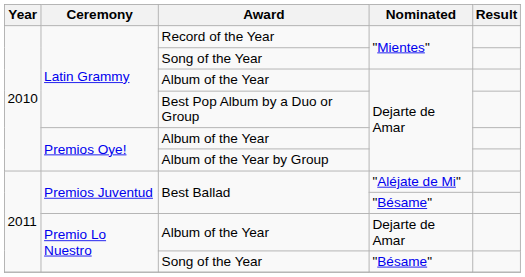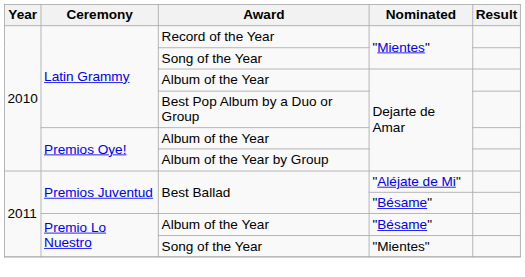(404, 232) Dejarte de Amar -> (402, 224) "Bésame"
(402, 261) "Bésame" -> (401, 246) "Mientes"
